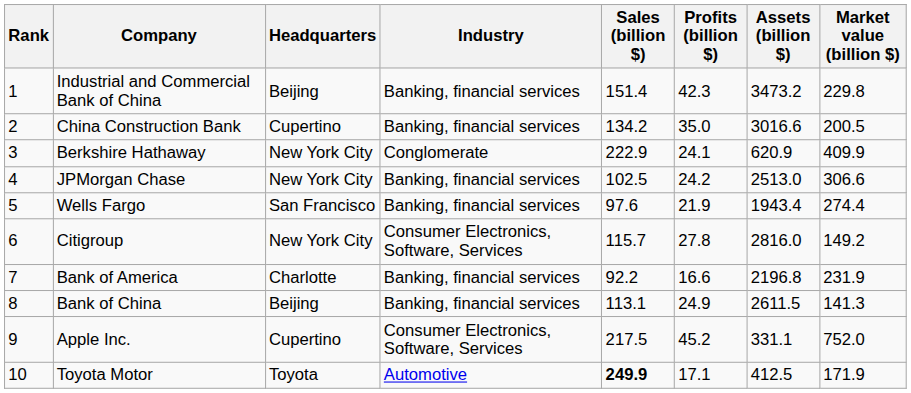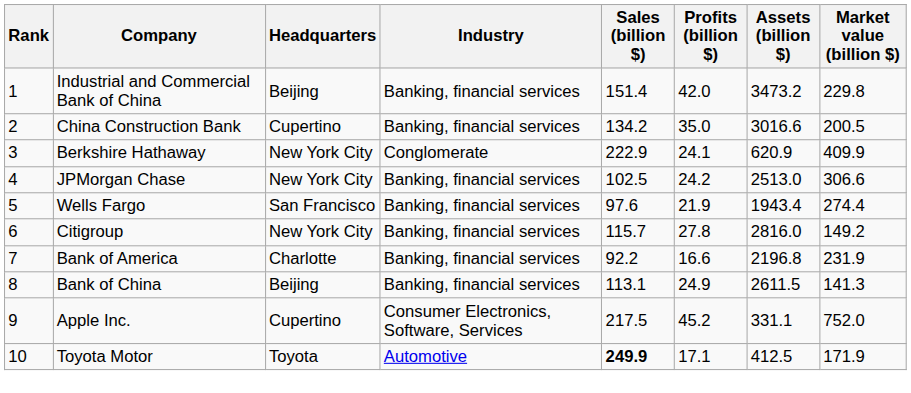(694, 90) 42.3 -> (694, 90) 42.0
(468, 241) Consumer Electronics, Software, Services -> (482, 232) Banking, financial services
